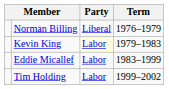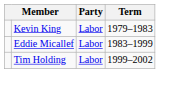- row: (46, 28)
(94, 44) lightyellow background -> (91, 28) no background
